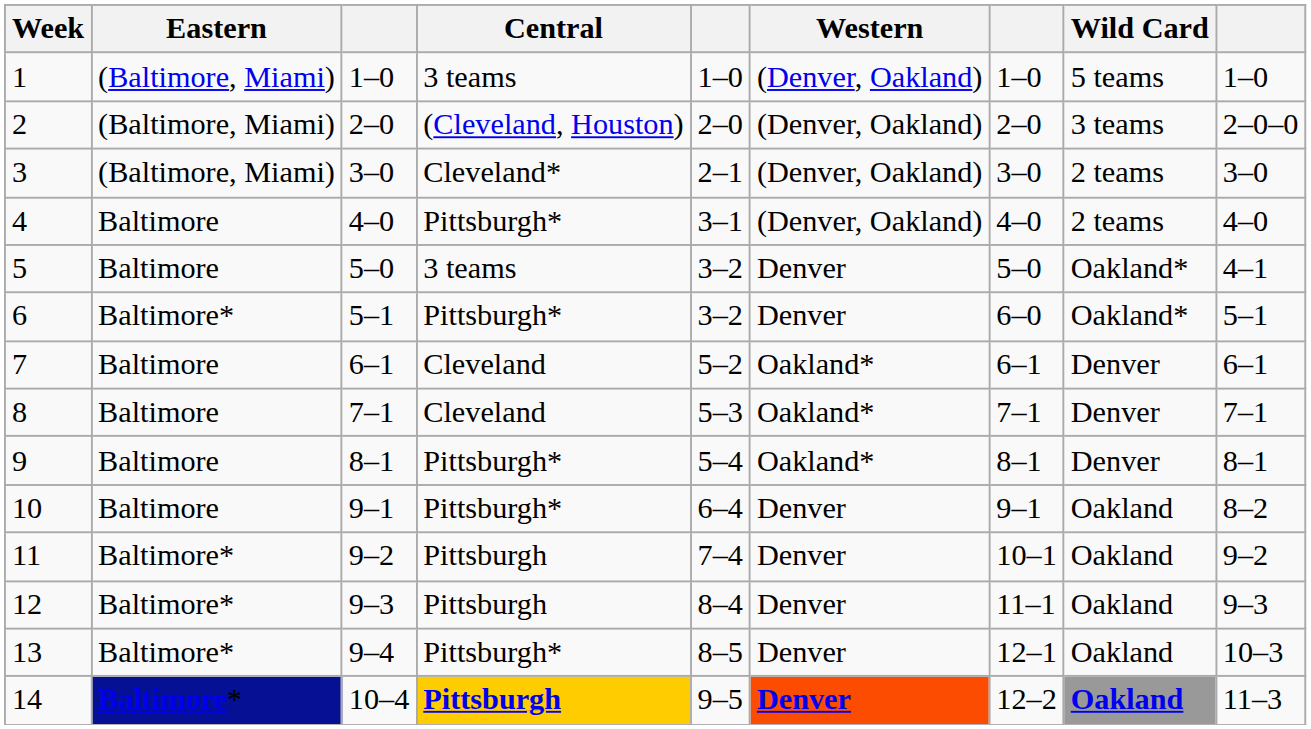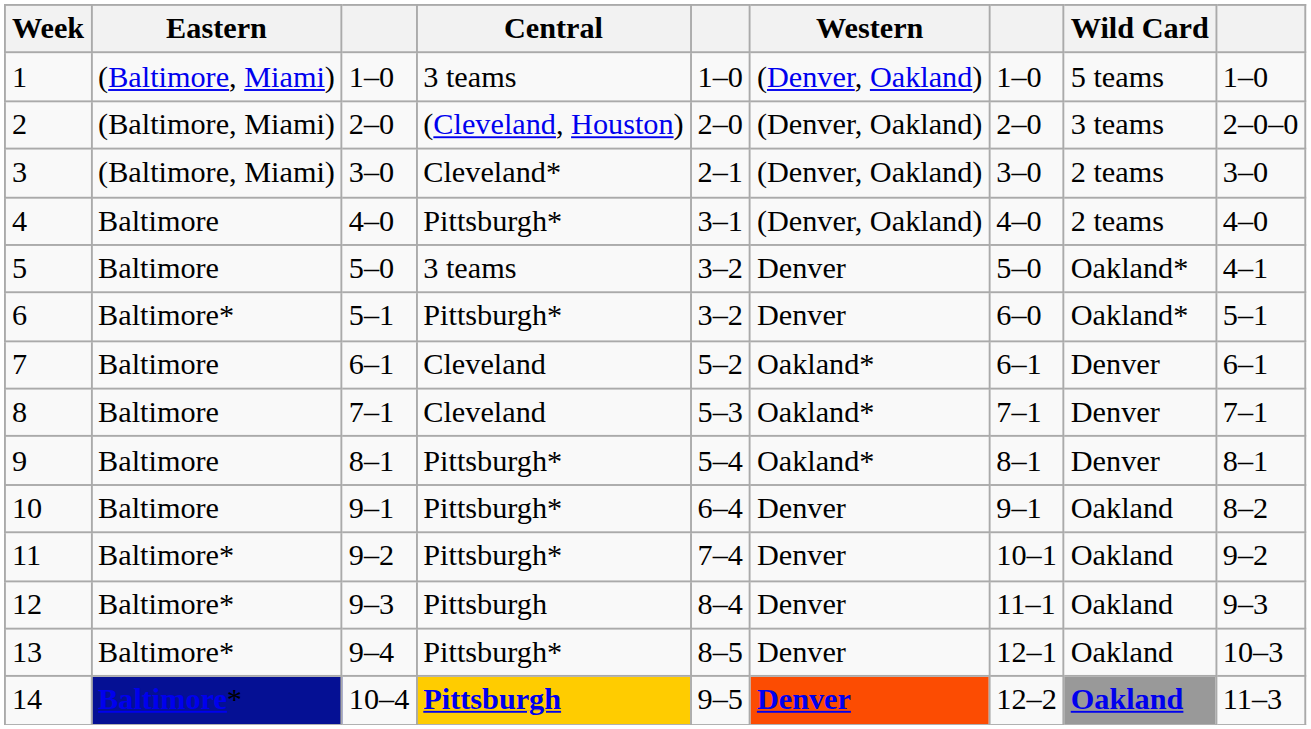(485, 556) Pittsburgh -> (493, 556) Pittsburgh*
